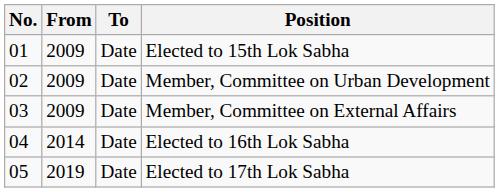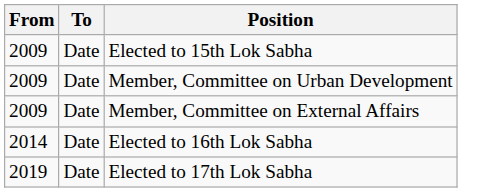- column: (23, 19)
